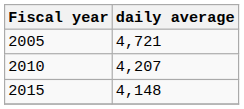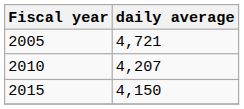(139, 91) 4,148 -> (139, 91) 4,150
